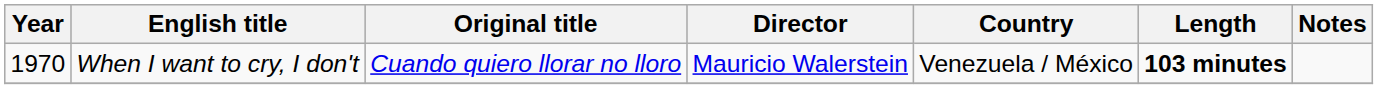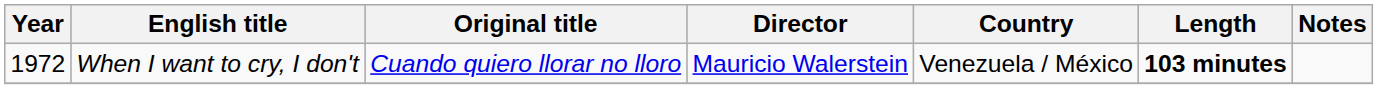(38, 63) 1970 -> (38, 63) 1972
